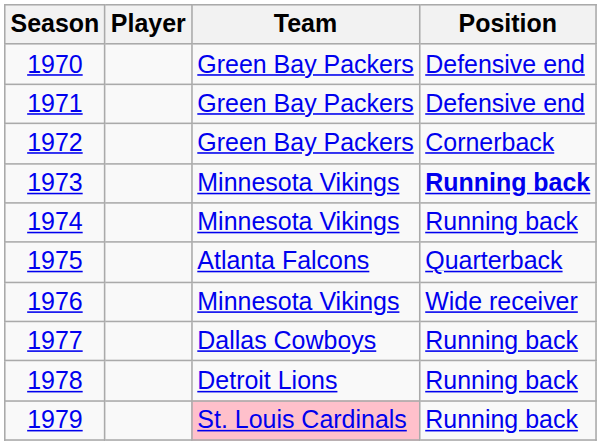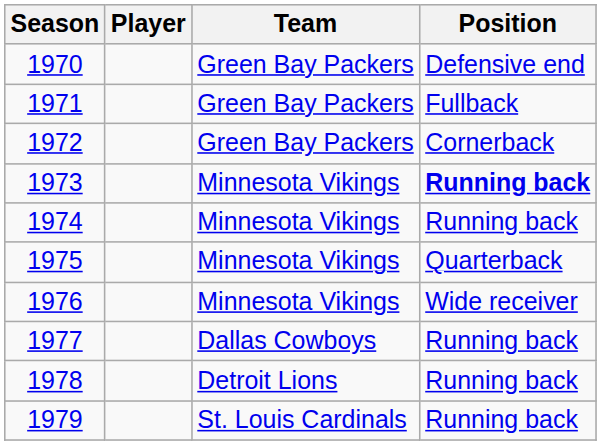(505, 103) Defensive end -> (472, 103) Fullback
(283, 261) Atlanta Falcons -> (298, 261) Minnesota Vikings
(302, 420) pink background -> (302, 420) no background
